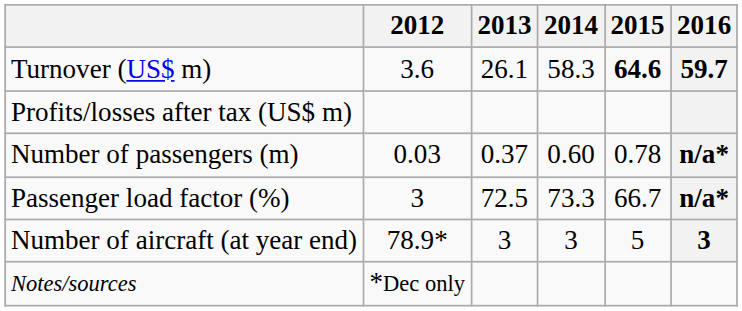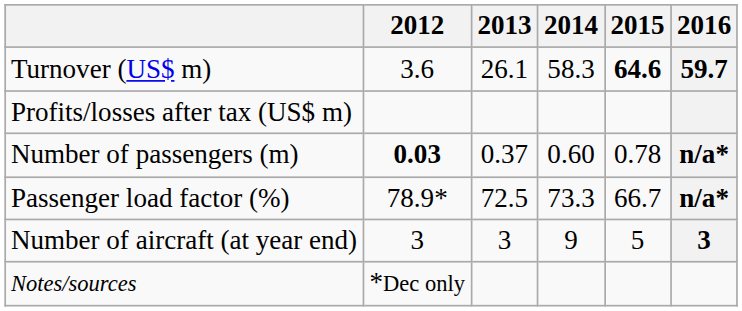(417, 154) normal -> (417, 154) bold
(417, 197) 3 -> (417, 197) 78.9*
(417, 240) 78.9* -> (417, 240) 3
(571, 240) 3 -> (571, 240) 9
